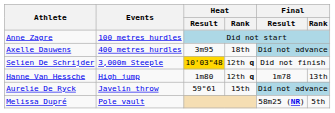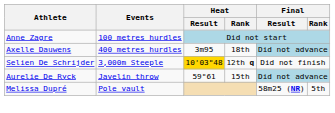- row: (46, 75)
